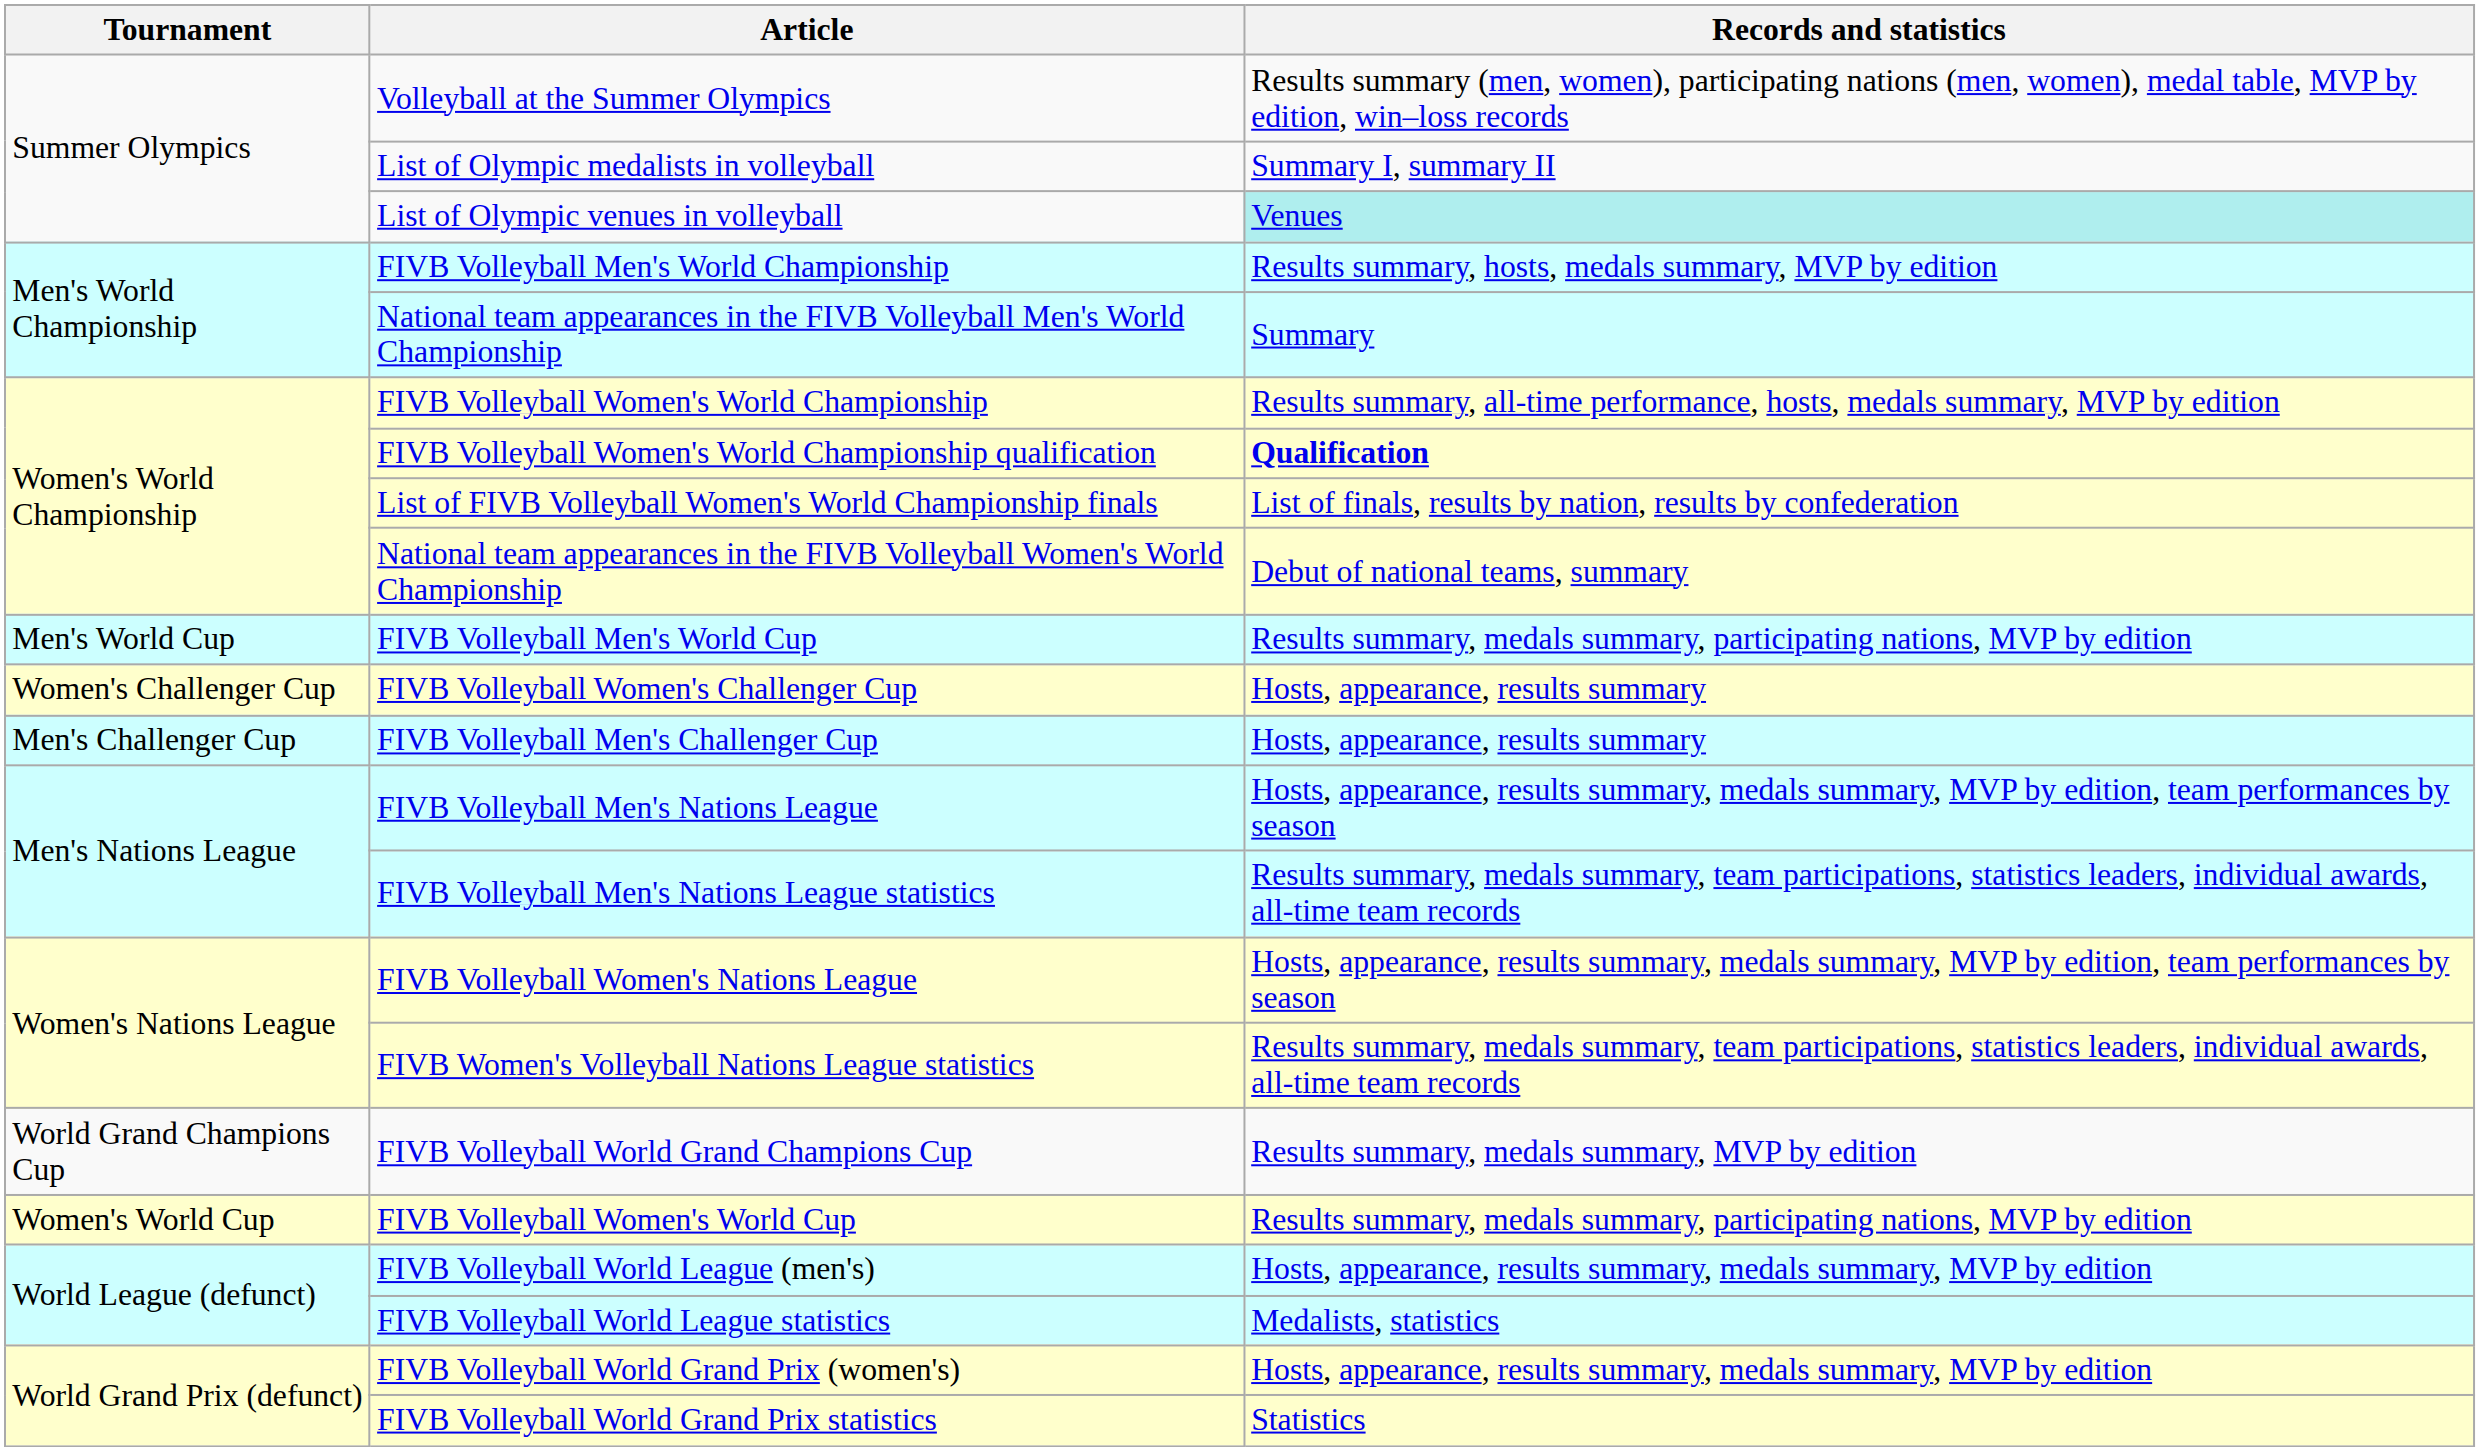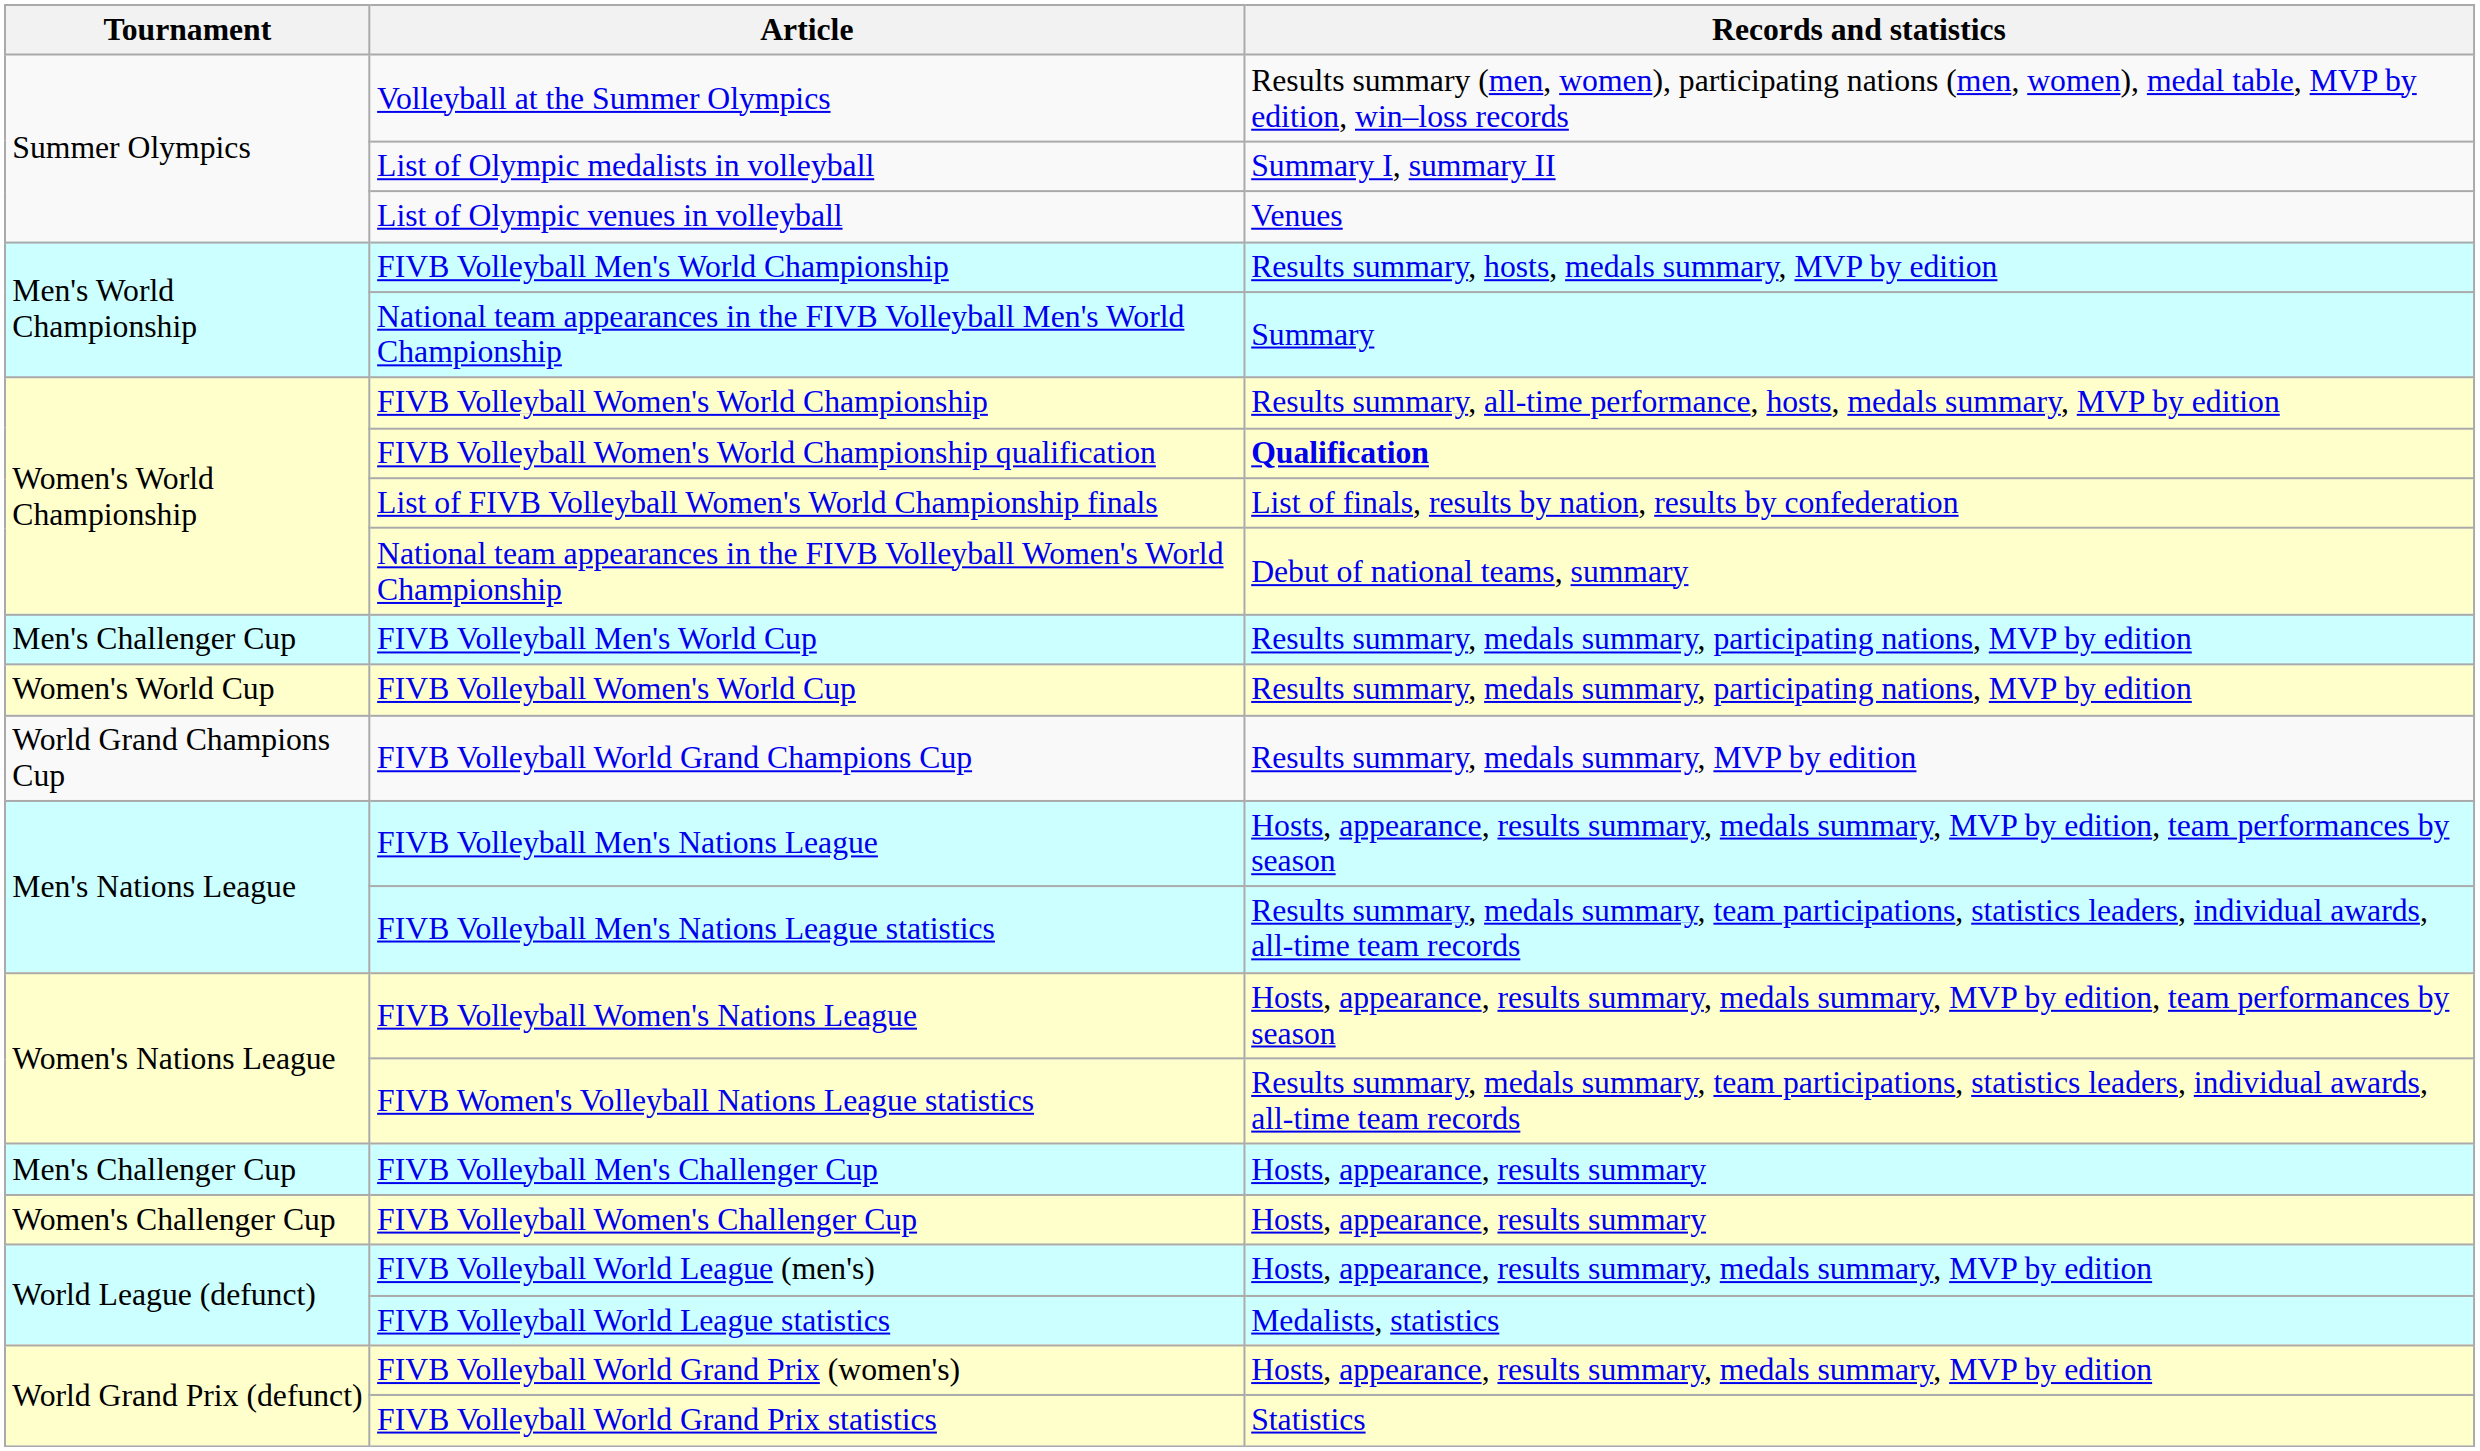(1297, 215) paleturquoise background -> (1297, 215) no background
(124, 638) Men's World Cup -> (154, 638) Men's Challenger Cup
rows swapped: (617, 1219) <-> (647, 689)
rows swapped: (675, 1151) <-> (628, 739)
